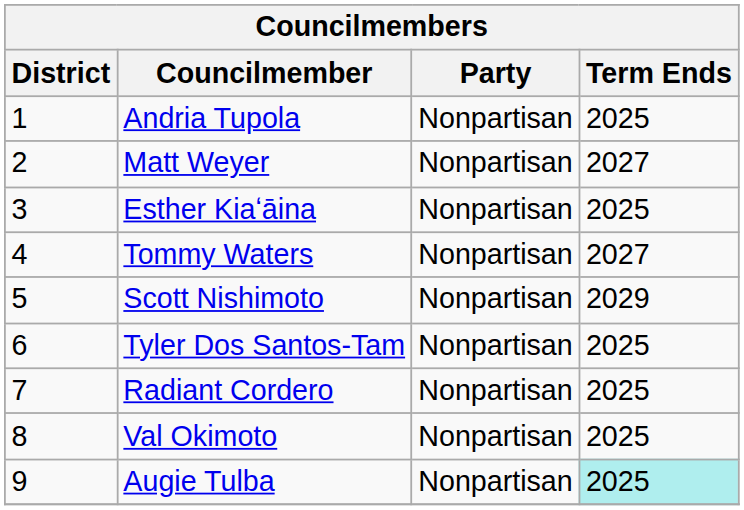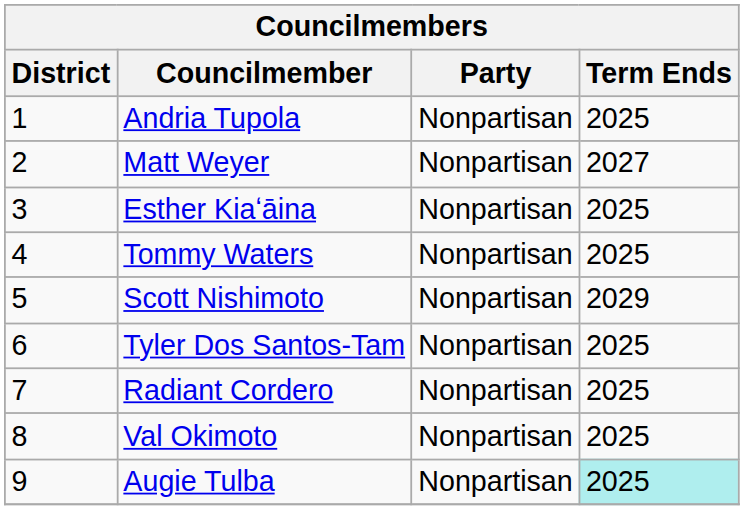(618, 254) 2027 -> (618, 254) 2025
